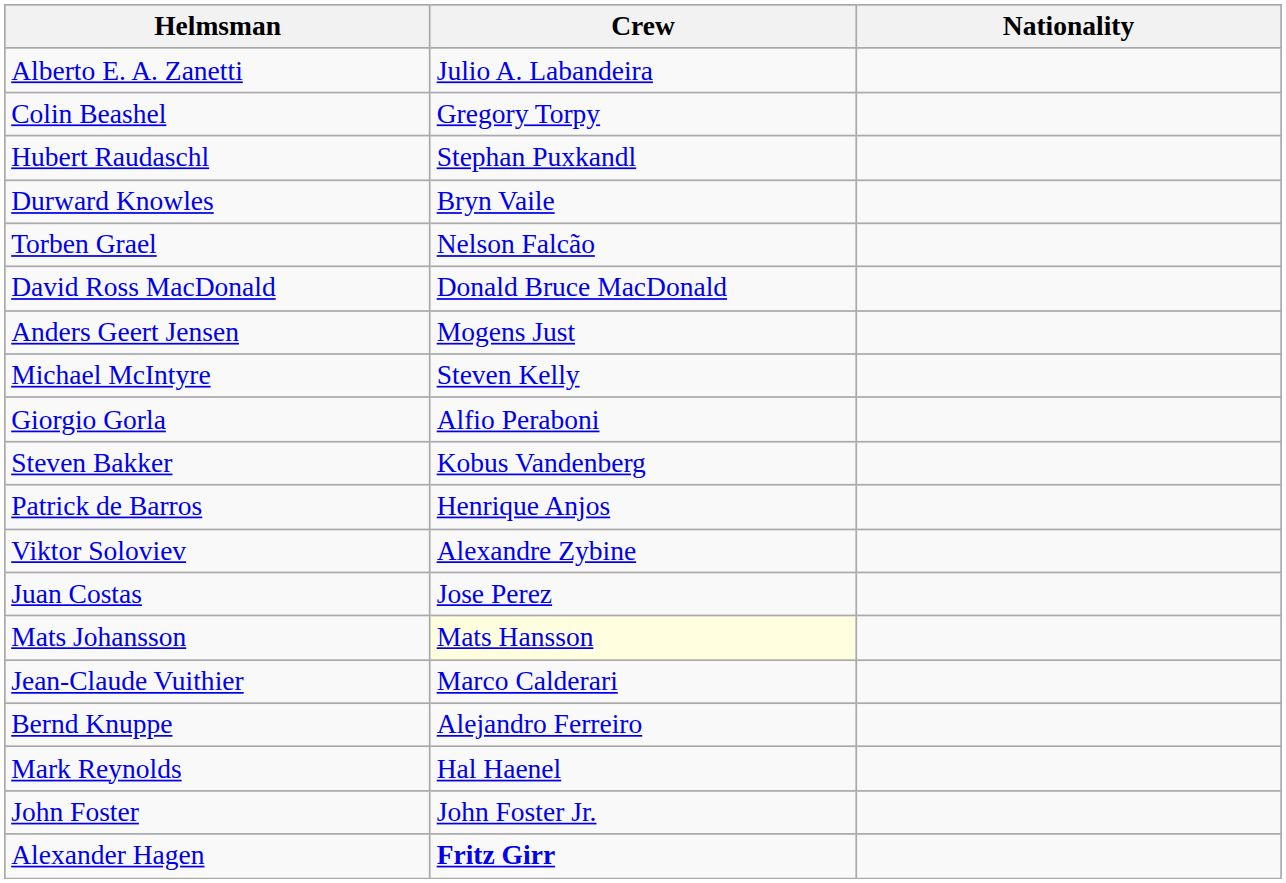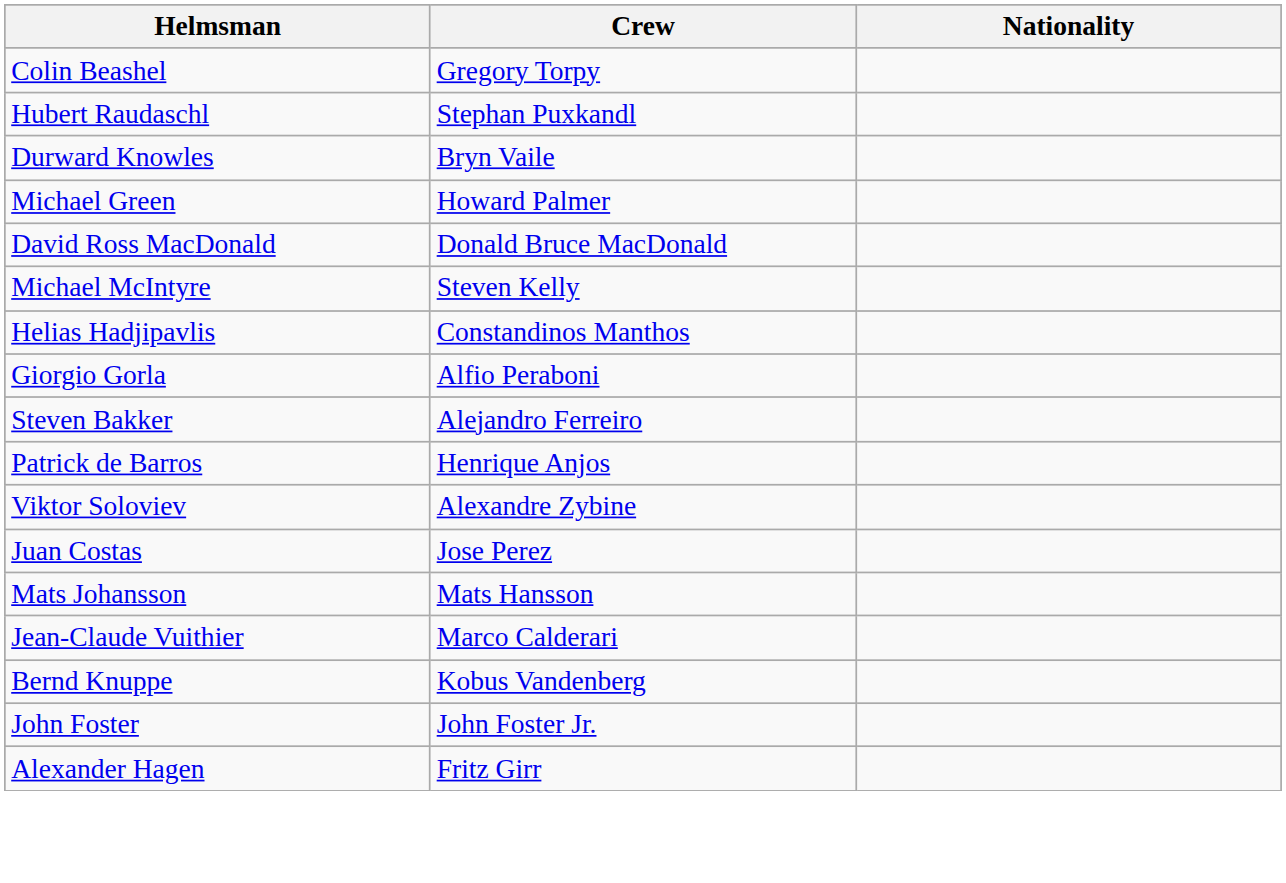- row: (127, 69)
+ row: (93, 200)
- row: (84, 244)
- row: (125, 331)
+ row: (113, 331)
(541, 462) Kobus Vandenberg -> (539, 419) Alejandro Ferreiro
(515, 637) lightyellow background -> (515, 593) no background
(539, 724) Alejandro Ferreiro -> (541, 680) Kobus Vandenberg
- row: (96, 768)
(496, 855) bold -> (489, 768) normal
